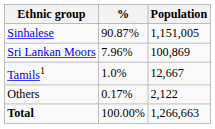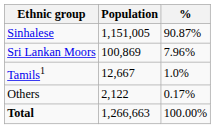columns swapped: (179, 14) <-> (123, 14)
